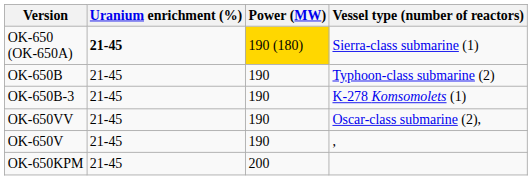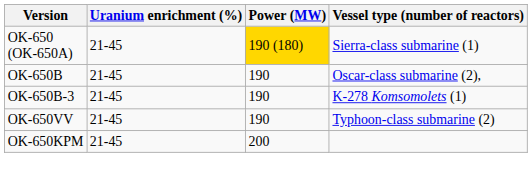(106, 45) bold -> (106, 45) normal
(414, 75) Typhoon-class submarine (2) -> (407, 75) Oscar-class submarine (2),
(407, 119) Oscar-class submarine (2), -> (414, 119) Typhoon-class submarine (2)
- row: (35, 141)
